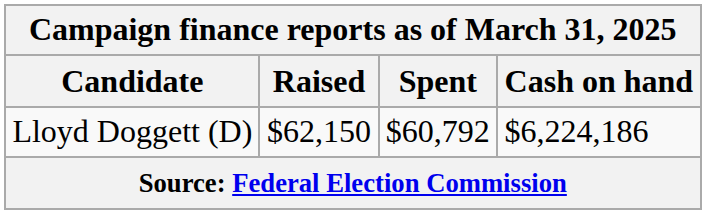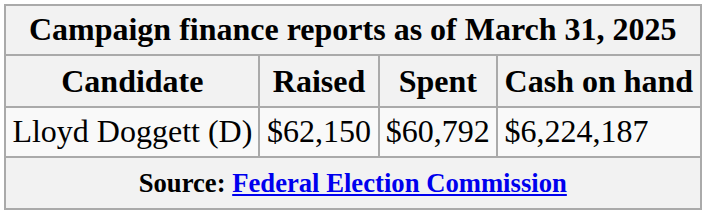(577, 131) $6,224,186 -> (577, 131) $6,224,187
